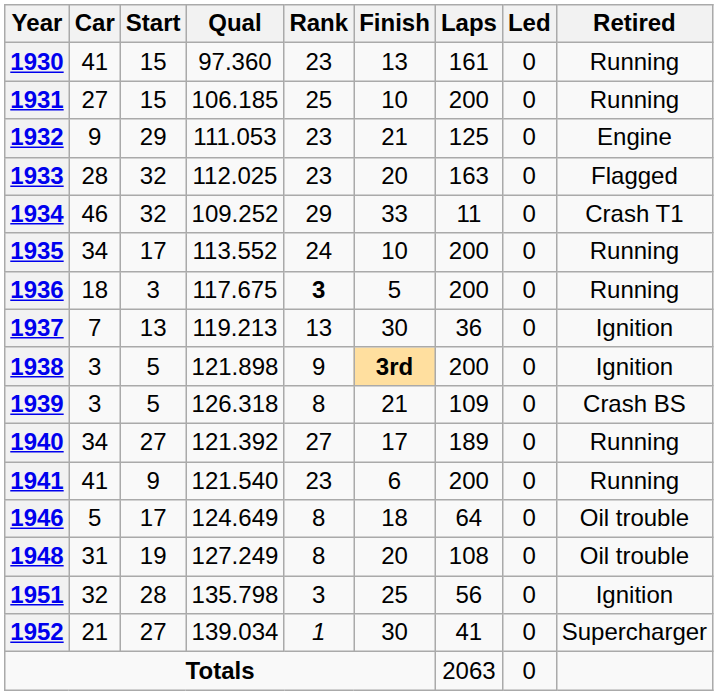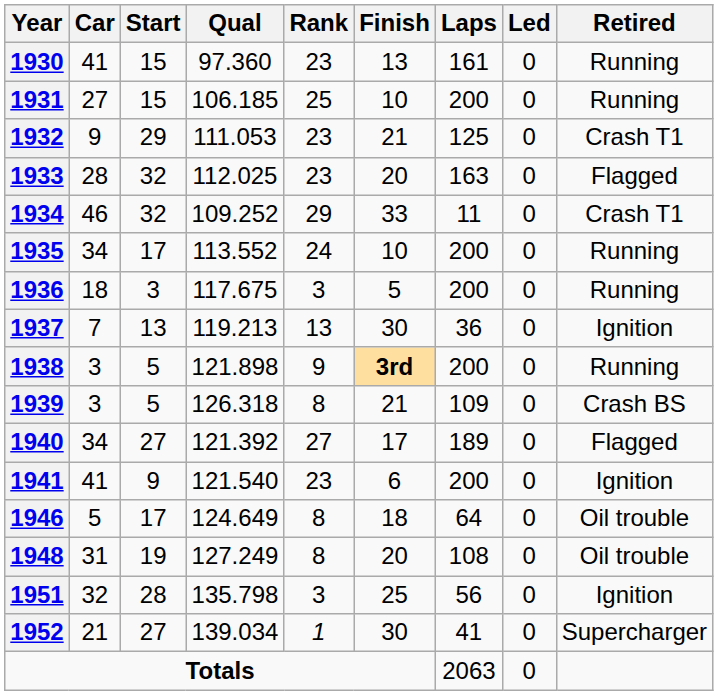(634, 137) Engine -> (634, 137) Crash T1
(319, 289) bold -> (319, 289) normal
(634, 366) Ignition -> (634, 366) Running
(634, 442) Running -> (634, 442) Flagged
(634, 480) Running -> (634, 480) Ignition
